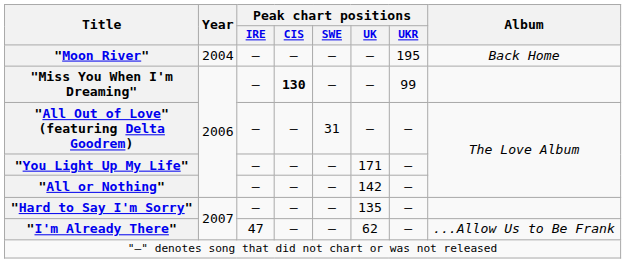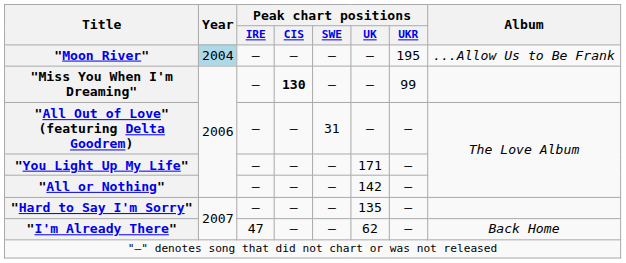(218, 55) no background -> (218, 55) lightblue background
(524, 55) Back Home -> (524, 55) ...Allow Us to Be Frank
(524, 229) ...Allow Us to Be Frank -> (524, 229) Back Home
